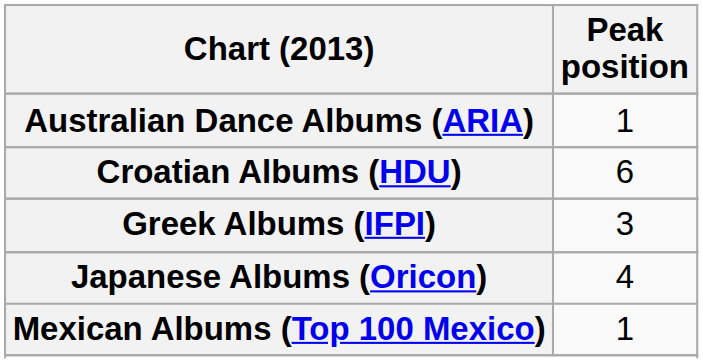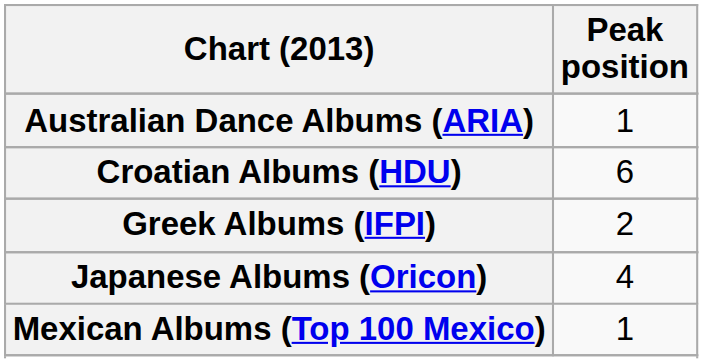(625, 224) 3 -> (625, 224) 2
